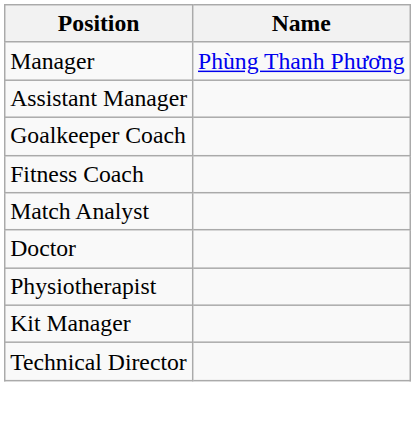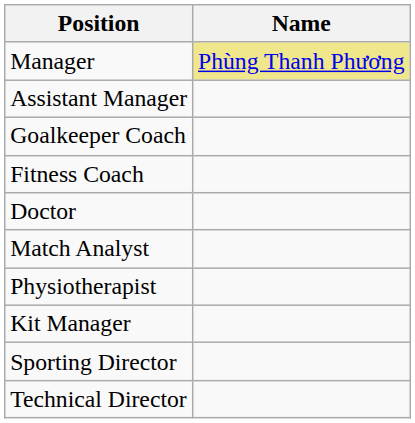(301, 60) no background -> (301, 60) khaki background
rows swapped: (80, 211) <-> (43, 248)
+ row: (93, 361)
